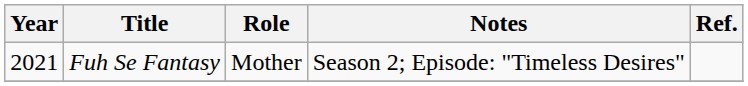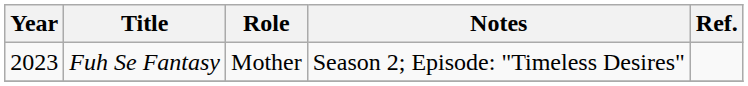(34, 61) 2021 -> (34, 61) 2023
